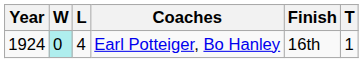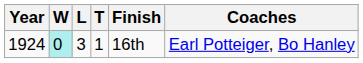columns swapped: (350, 17) <-> (187, 17)
(81, 44) 4 -> (81, 44) 3
